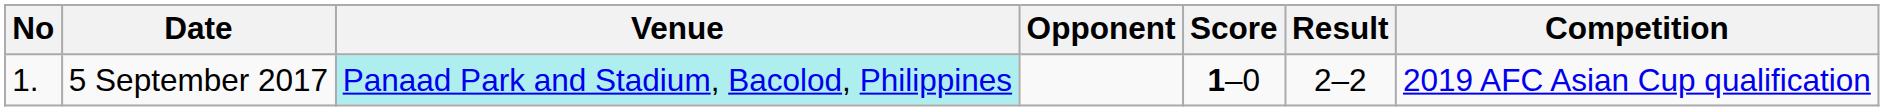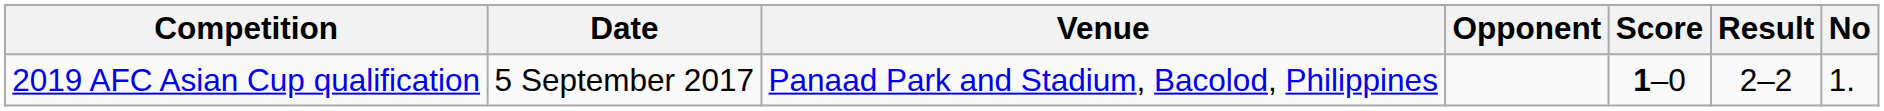columns swapped: (33, 29) <-> (1637, 29)
(677, 79) paleturquoise background -> (1103, 79) no background
